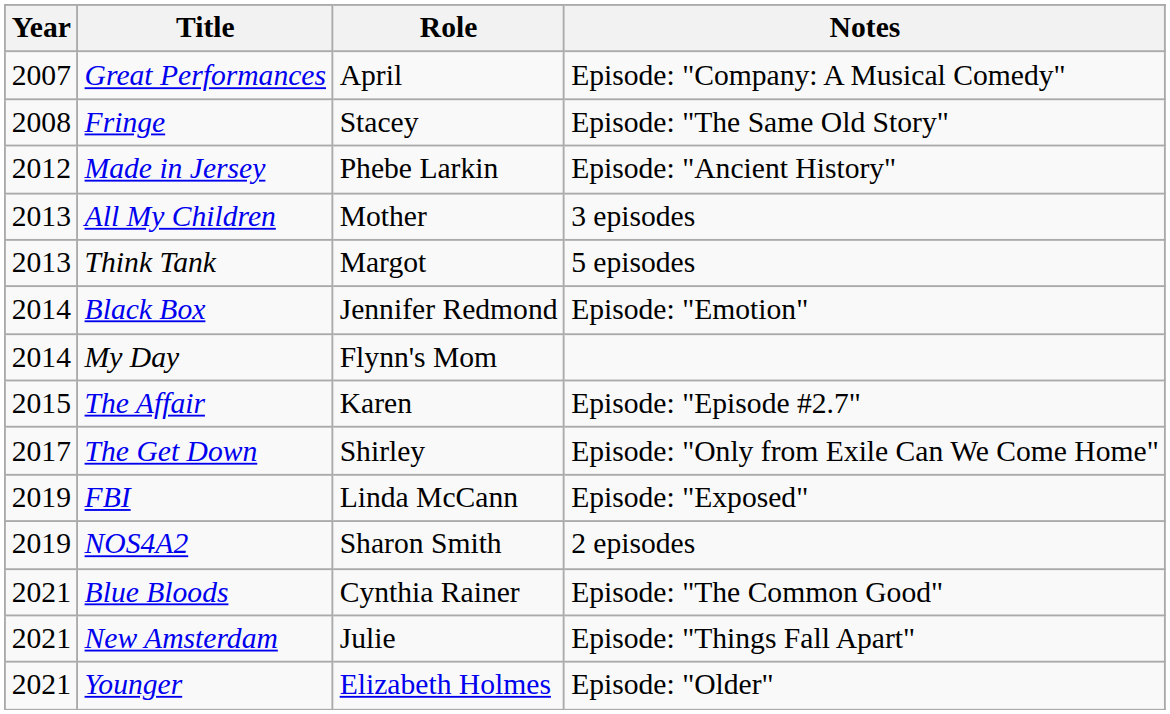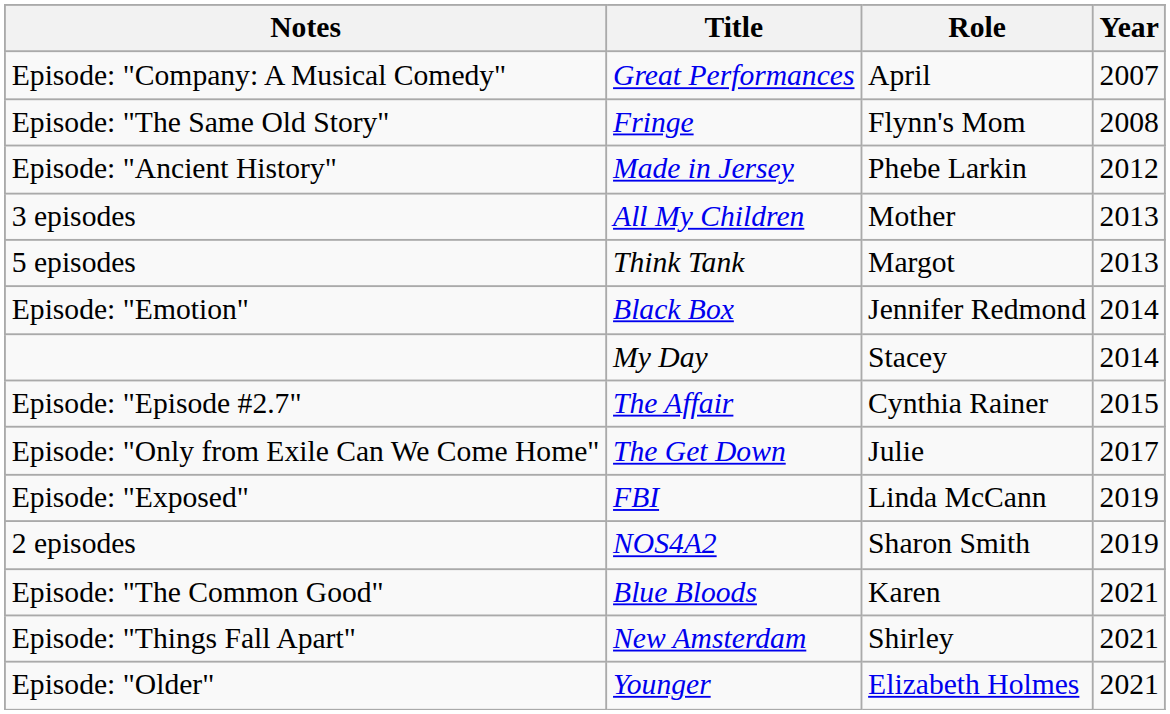columns swapped: (41, 27) <-> (865, 27)
(379, 121) Stacey -> (947, 121) Flynn's Mom
(418, 356) Flynn's Mom -> (908, 356) Stacey
(376, 403) Karen -> (958, 403) Cynthia Rainer
(382, 450) Shirley -> (896, 450) Julie
(430, 591) Cynthia Rainer -> (904, 591) Karen
(368, 638) Julie -> (911, 638) Shirley
